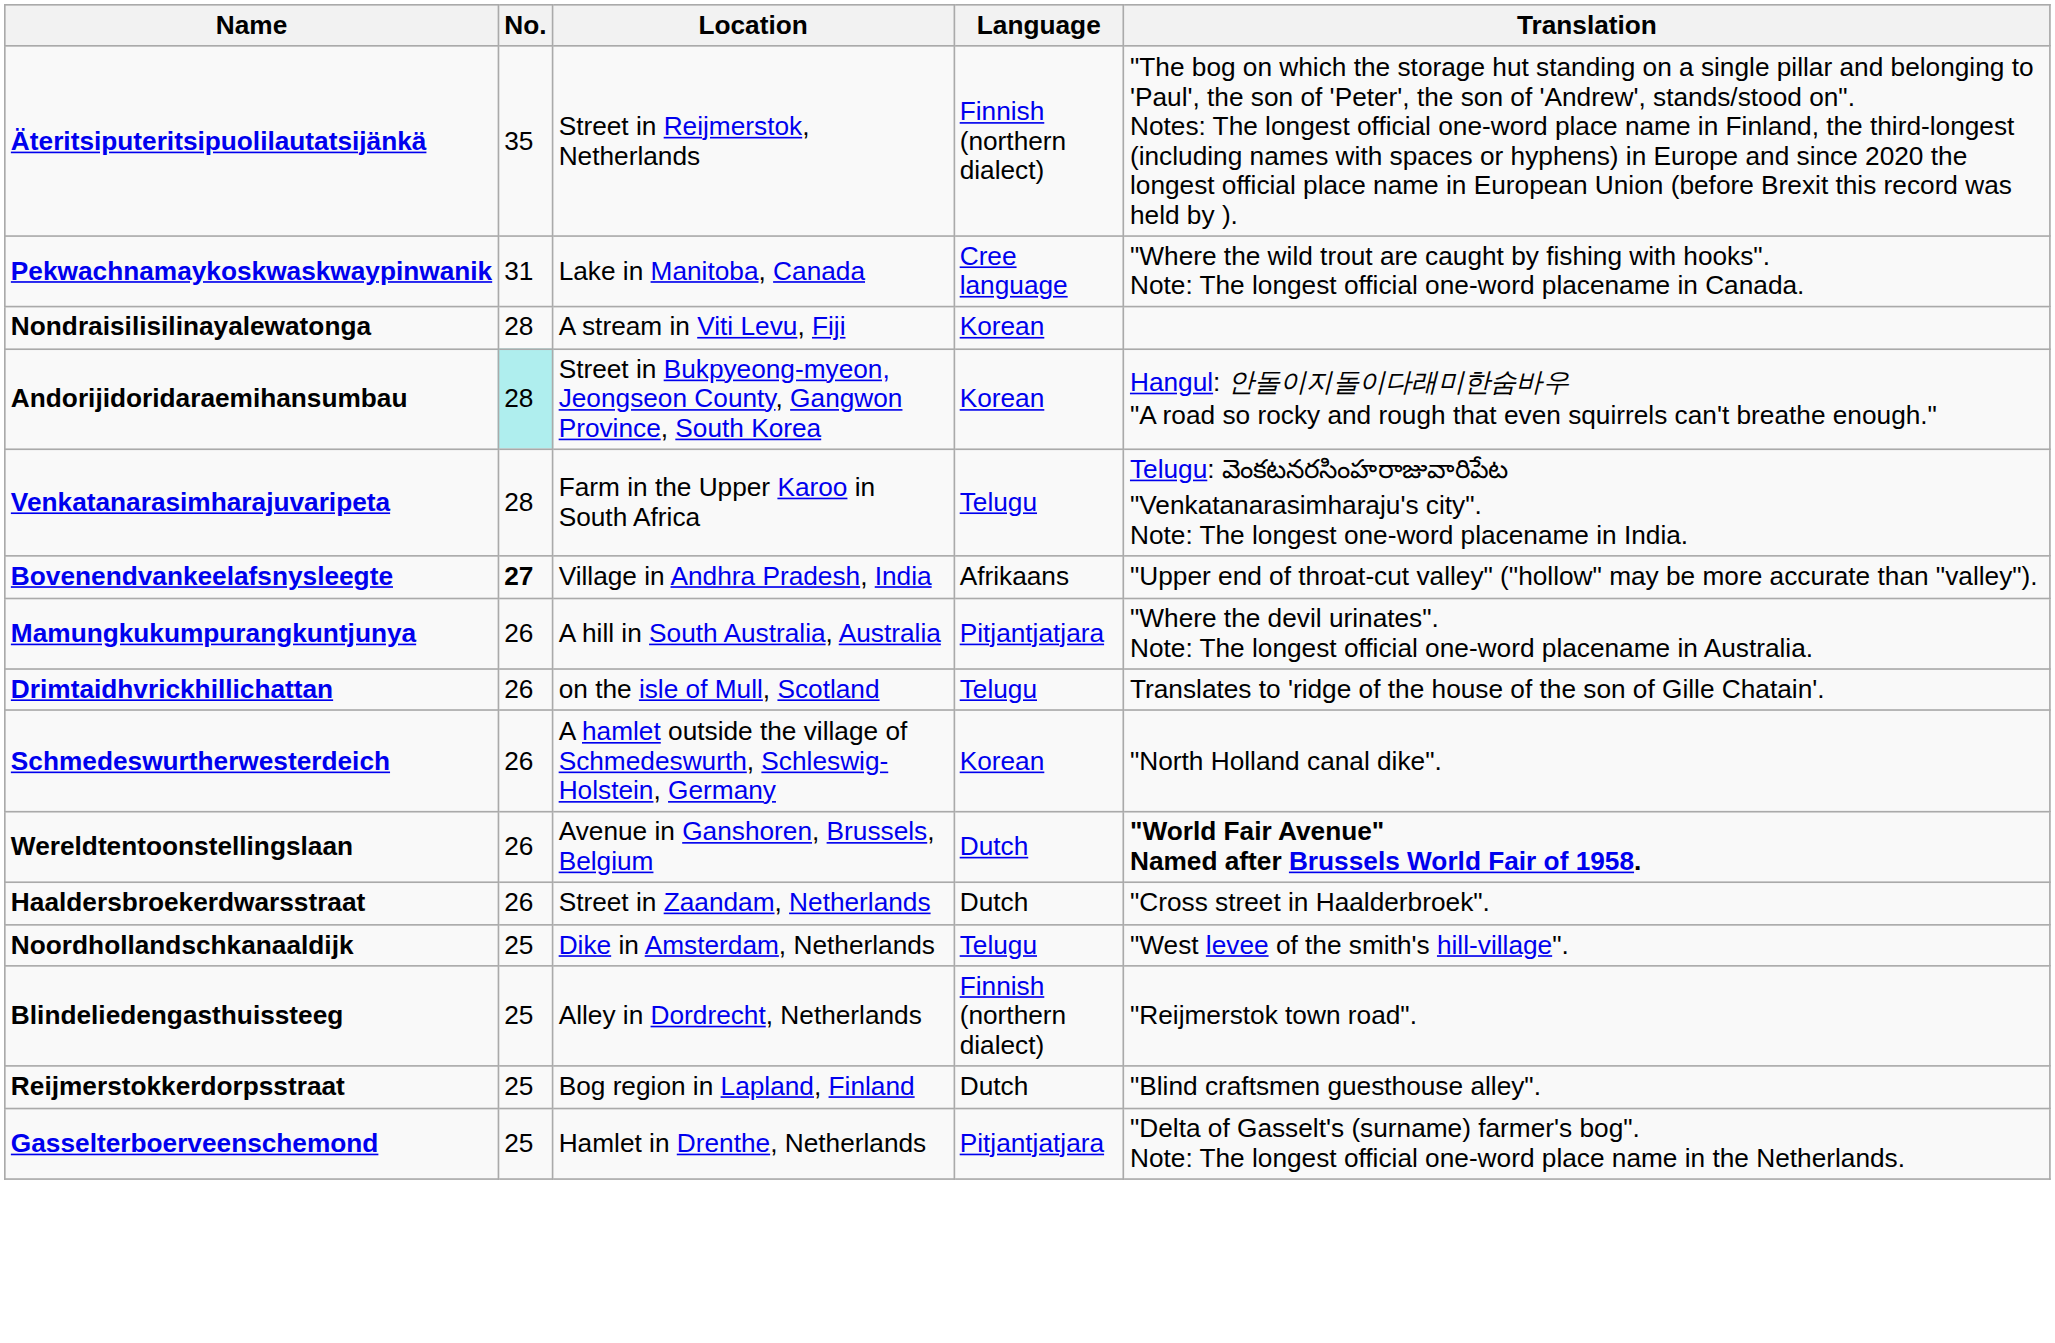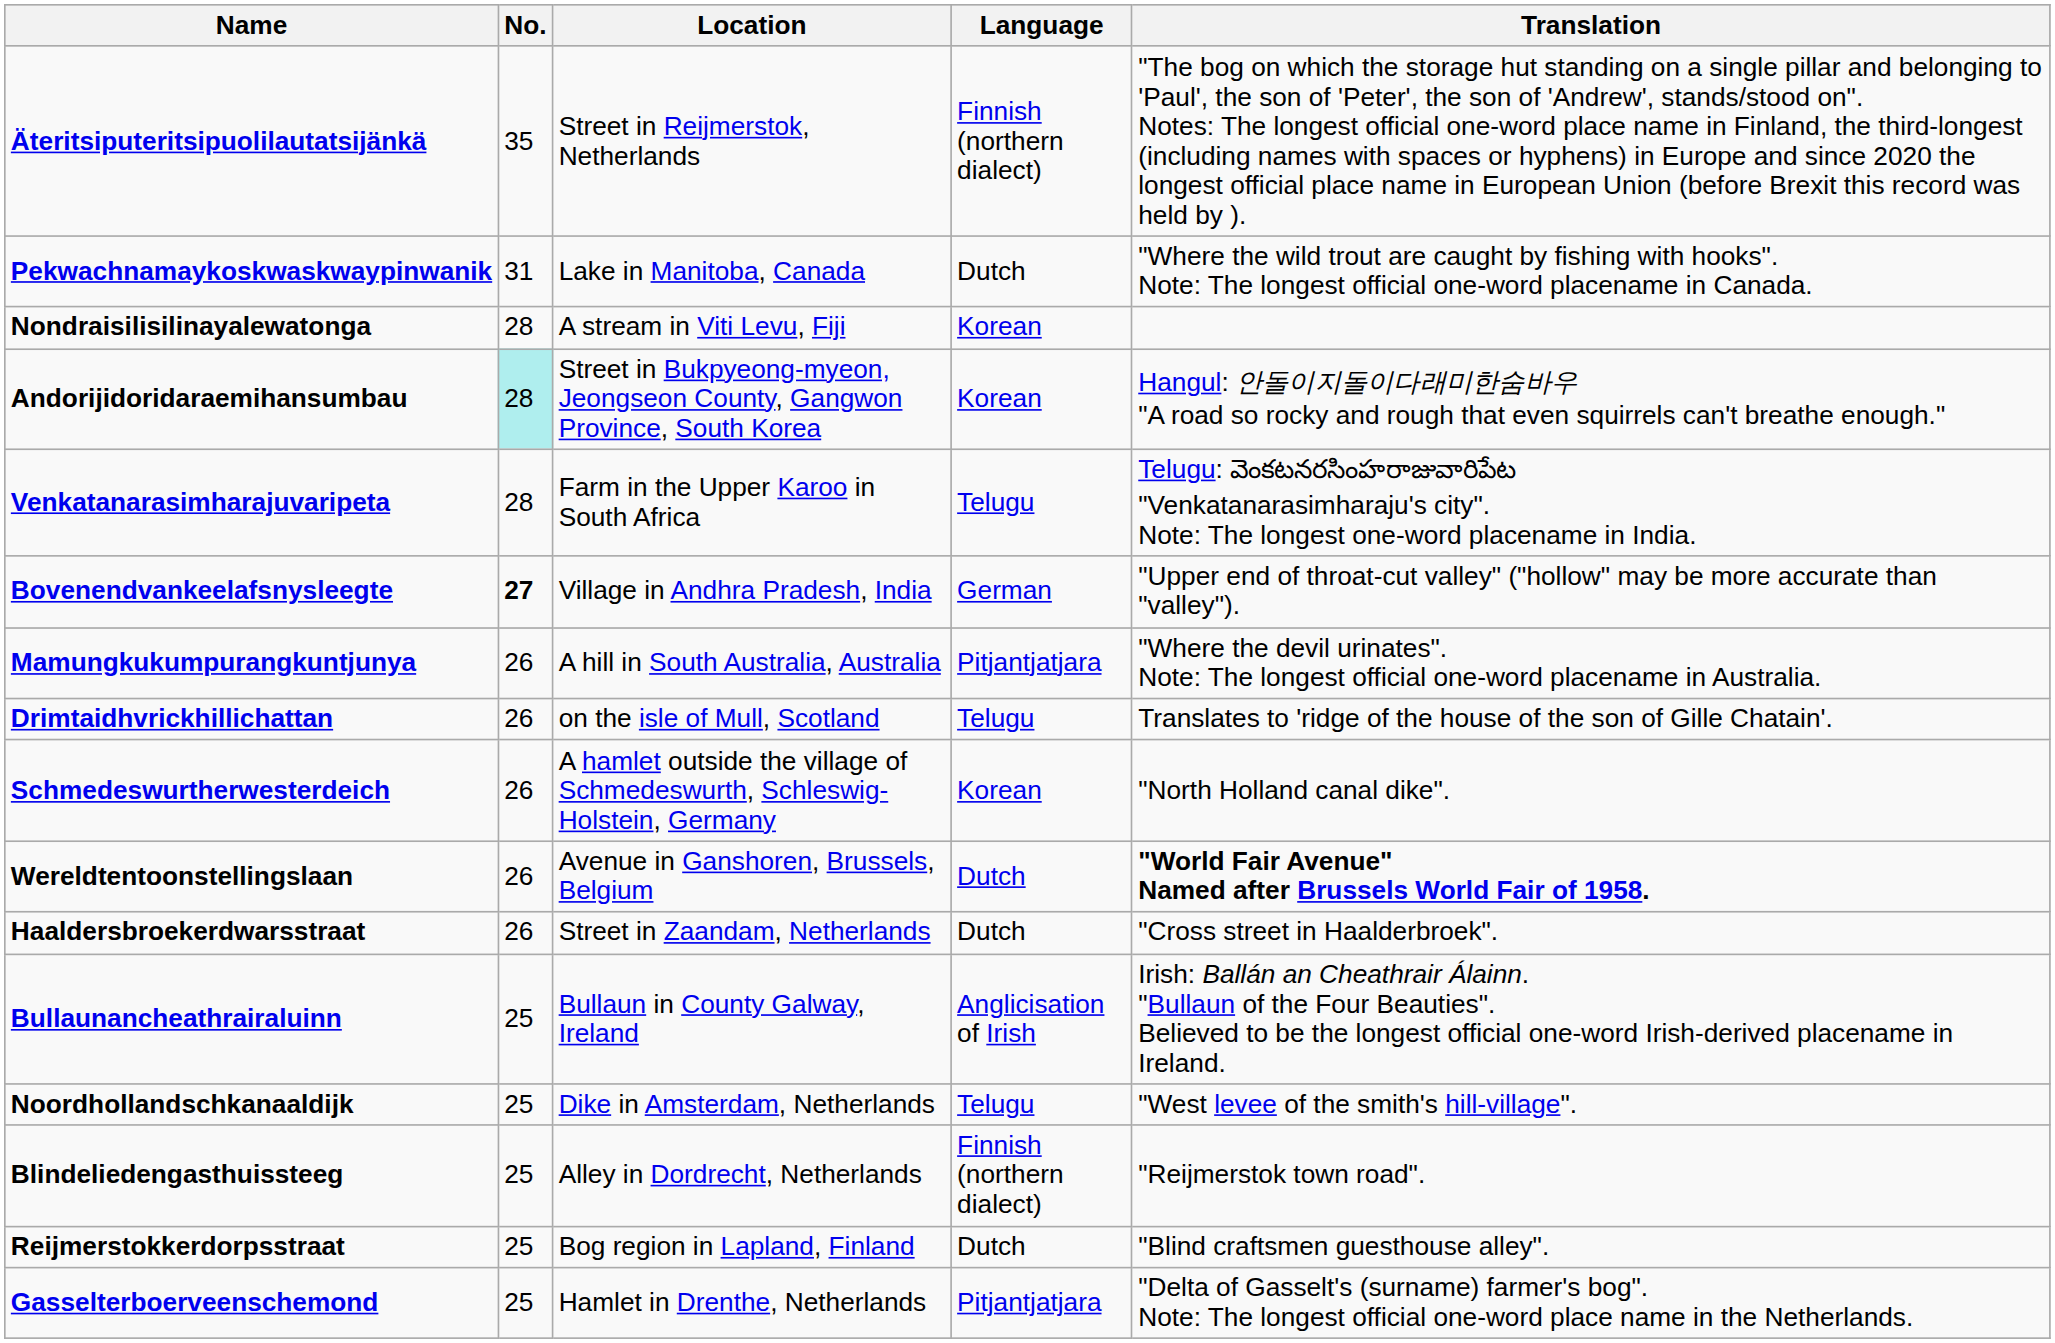(1014, 270) Cree language -> (991, 270) Dutch
(1014, 576) Afrikaans -> (1005, 591) German
+ row: (176, 1018)
